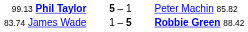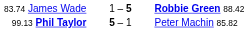rows swapped: (49, 9) <-> (45, 23)
